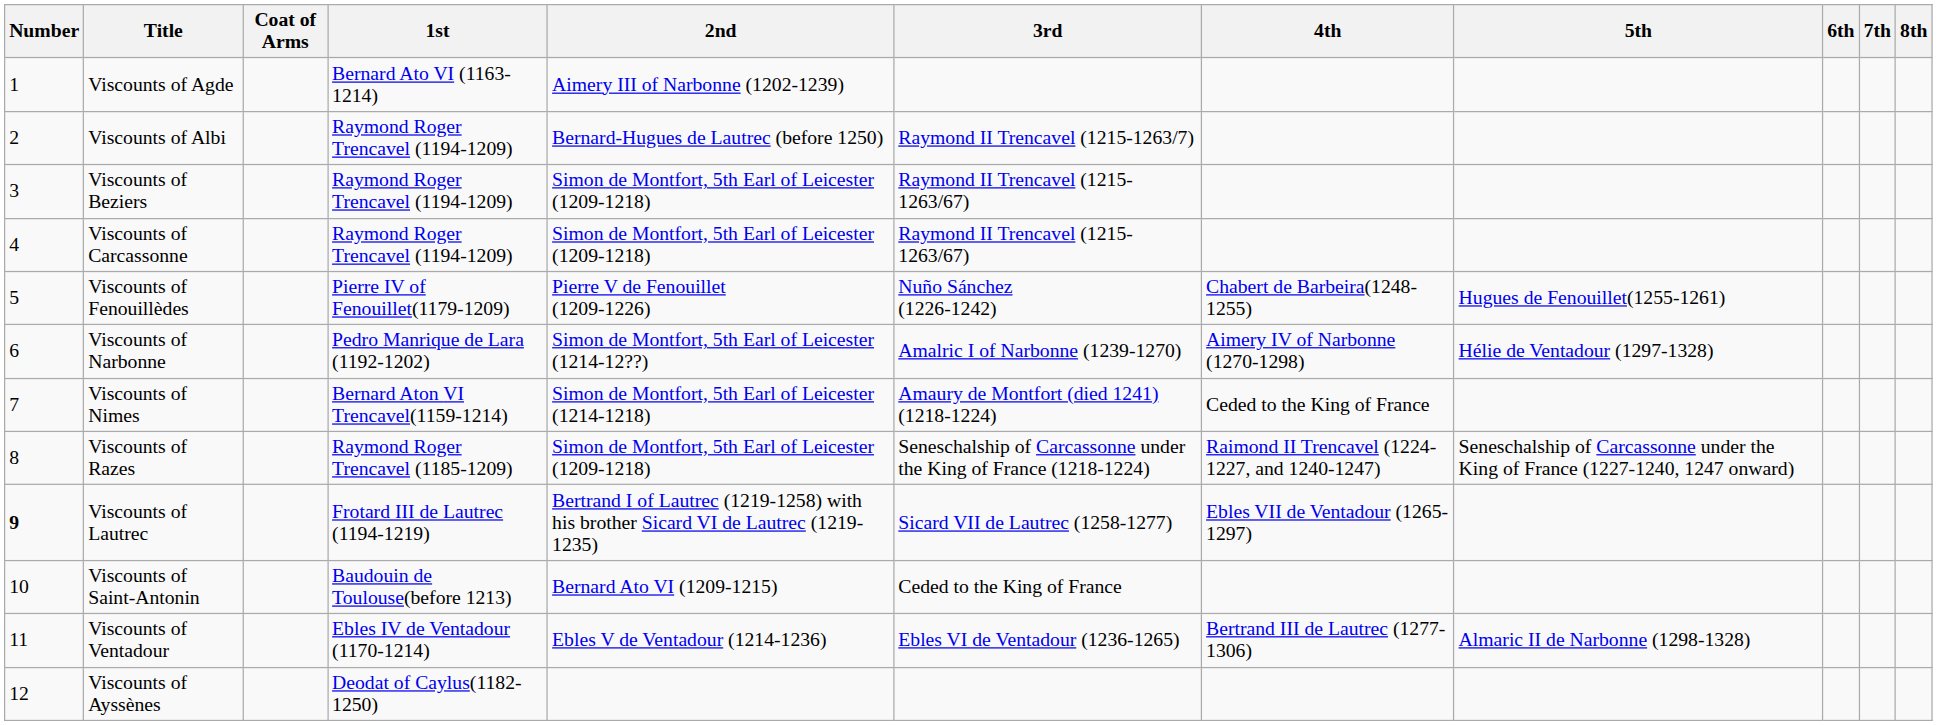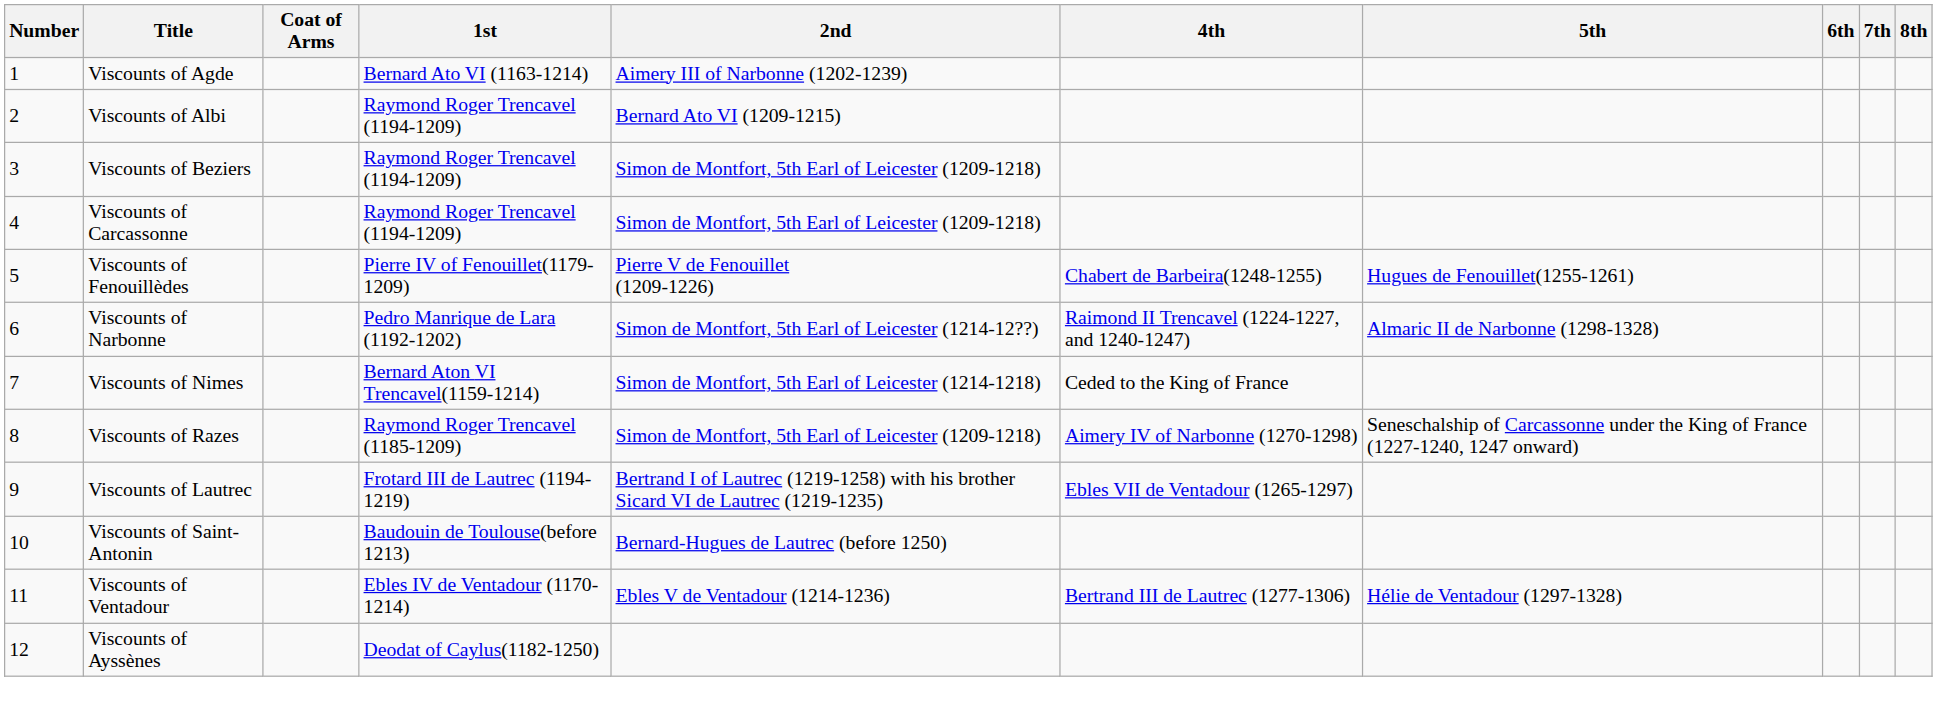- column: (1048, 31)
(718, 137) Bernard-Hugues de Lautrec (before 1250) -> (728, 115) Bernard Ato VI (1209-1215)
(1301, 351) Aimery IV of Narbonne (1270-1298) -> (1202, 329) Raimond II Trencavel (1224-1227, and 1240-1247)
(1586, 351) Hélie de Ventadour (1297-1328) -> (1513, 329) Almaric II de Narbonne (1298-1328)
(1321, 457) Raimond II Trencavel (1224-1227, and 1240-1247) -> (1211, 435) Aimery IV of Narbonne (1270-1298)
(14, 522) bold -> (14, 489) normal
(665, 586) Bernard Ato VI (1209-1215) -> (781, 542) Bernard-Hugues de Lautrec (before 1250)
(1605, 640) Almaric II de Narbonne (1298-1328) -> (1495, 595) Hélie de Ventadour (1297-1328)
